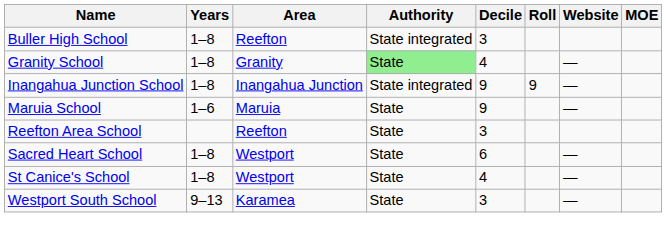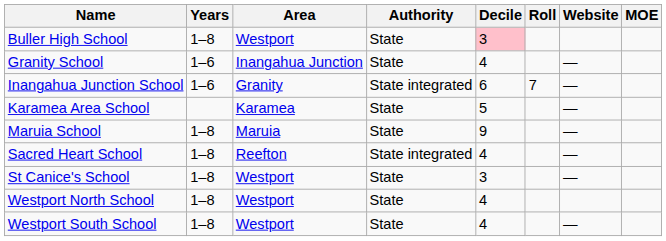(261, 39) Reefton -> (265, 39) Westport
(421, 39) State integrated -> (387, 39) State
(483, 39) no background -> (483, 39) pink background
(202, 62) 1–8 -> (202, 62) 1–6
(259, 62) Granity -> (299, 62) Inangahua Junction
(387, 62) lightgreen background -> (387, 62) no background
(202, 85) 1–8 -> (202, 85) 1–6
(299, 85) Inangahua Junction -> (259, 85) Granity
(483, 85) 9 -> (483, 85) 6
(533, 85) 9 -> (533, 85) 7
+ row: (79, 108)
(202, 108) 1–6 -> (202, 131) 1–8
- row: (75, 131)
(265, 154) Westport -> (261, 154) Reefton
(387, 154) State -> (421, 154) State integrated
(483, 154) 6 -> (483, 154) 4
(483, 177) 4 -> (483, 177) 3
+ row: (81, 200)
(206, 200) 9–13 -> (202, 223) 1–8
(265, 200) Karamea -> (265, 223) Westport
(483, 200) 3 -> (483, 223) 4
